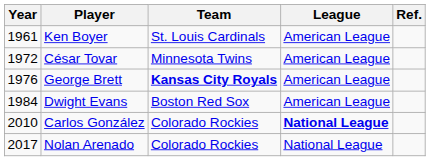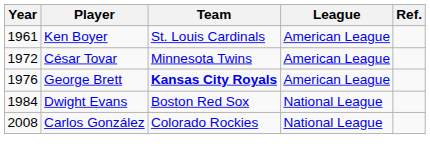(337, 101) American League -> (333, 101) National League
(23, 123) 2010 -> (23, 123) 2008
(336, 123) bold -> (333, 123) normal
- row: (89, 144)
